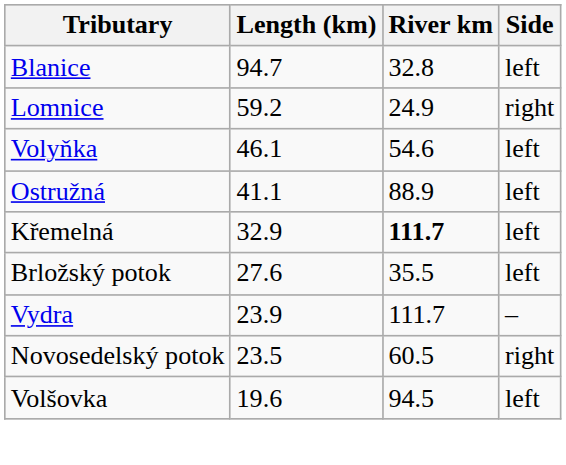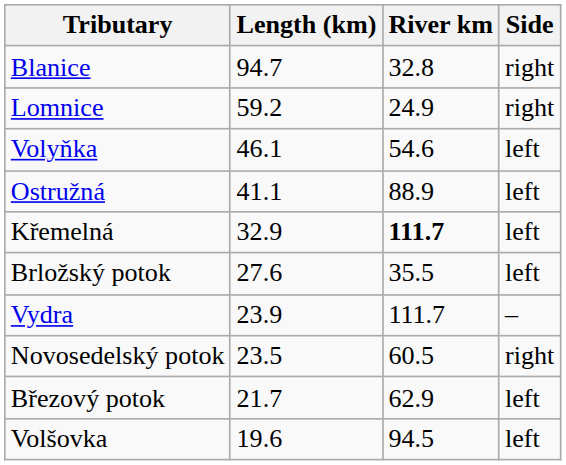(522, 66) left -> (530, 66) right
+ row: (88, 397)
